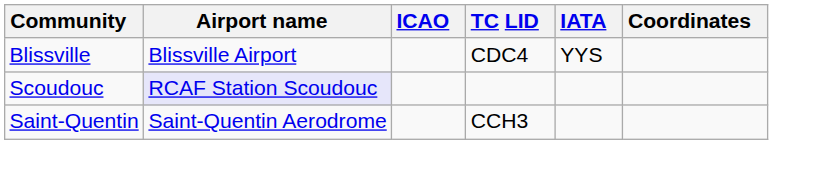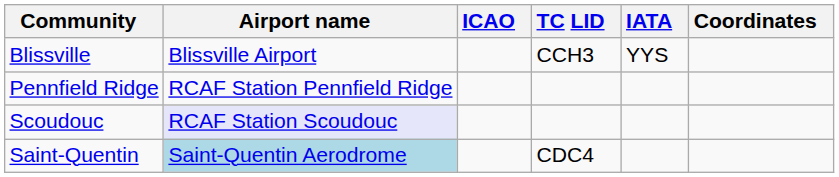(499, 54) CDC4 -> (565, 54) CCH3
+ row: (84, 88)
(268, 121) no background -> (288, 155) lightblue background
(499, 121) CCH3 -> (565, 155) CDC4
